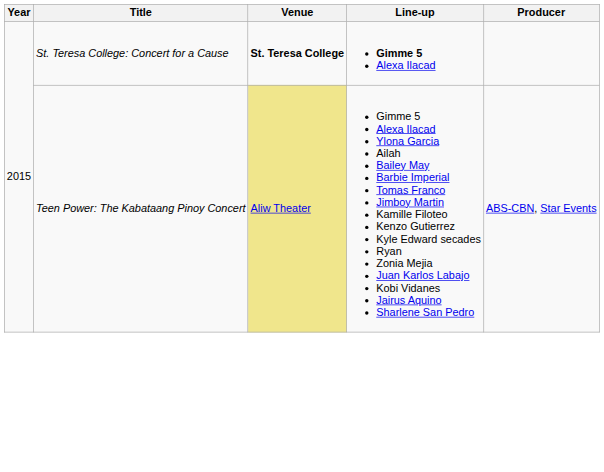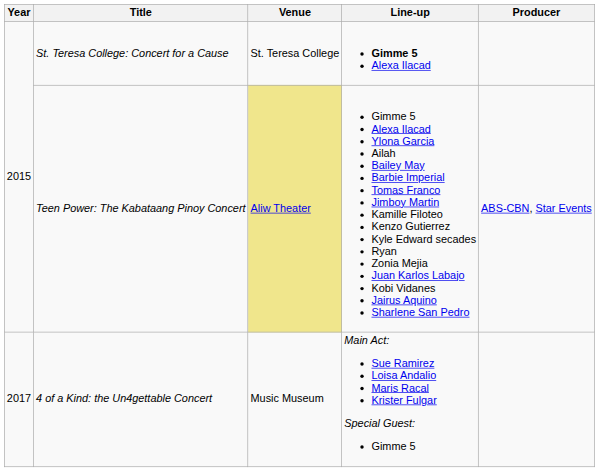(297, 53) bold -> (295, 53) normal
+ row: (124, 399)
